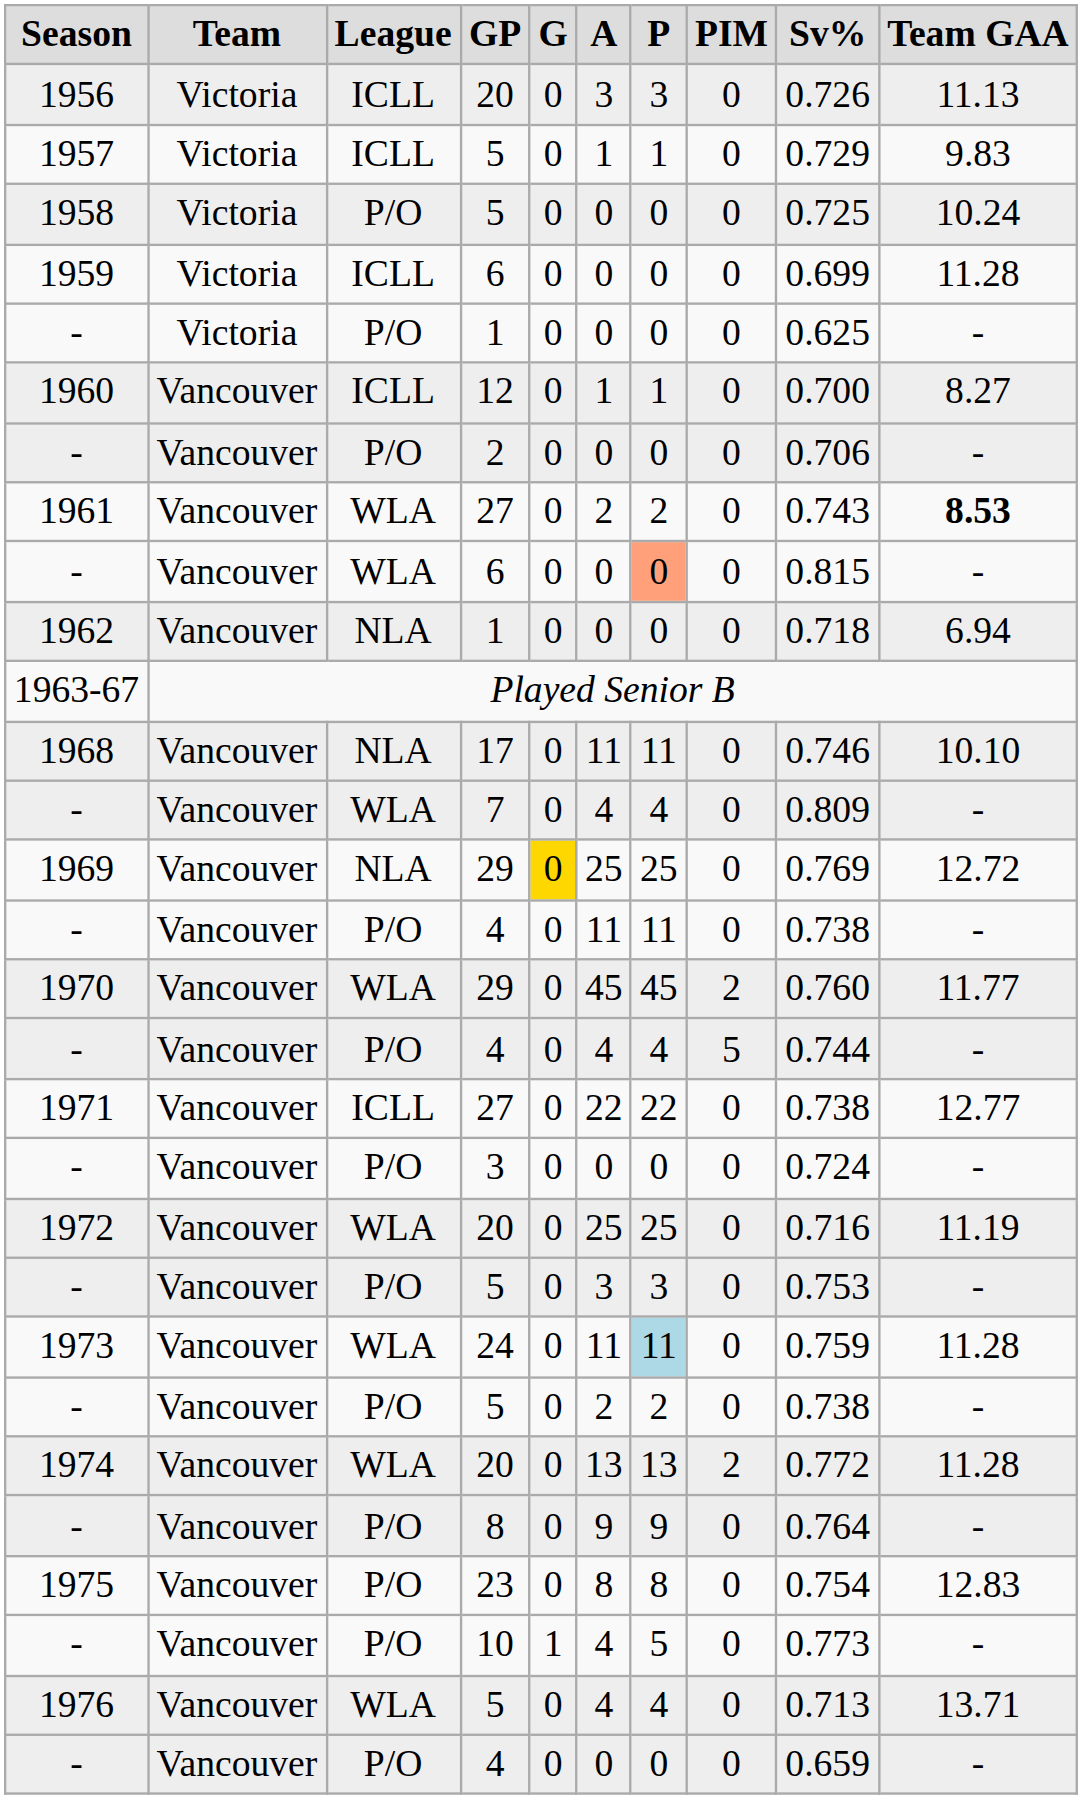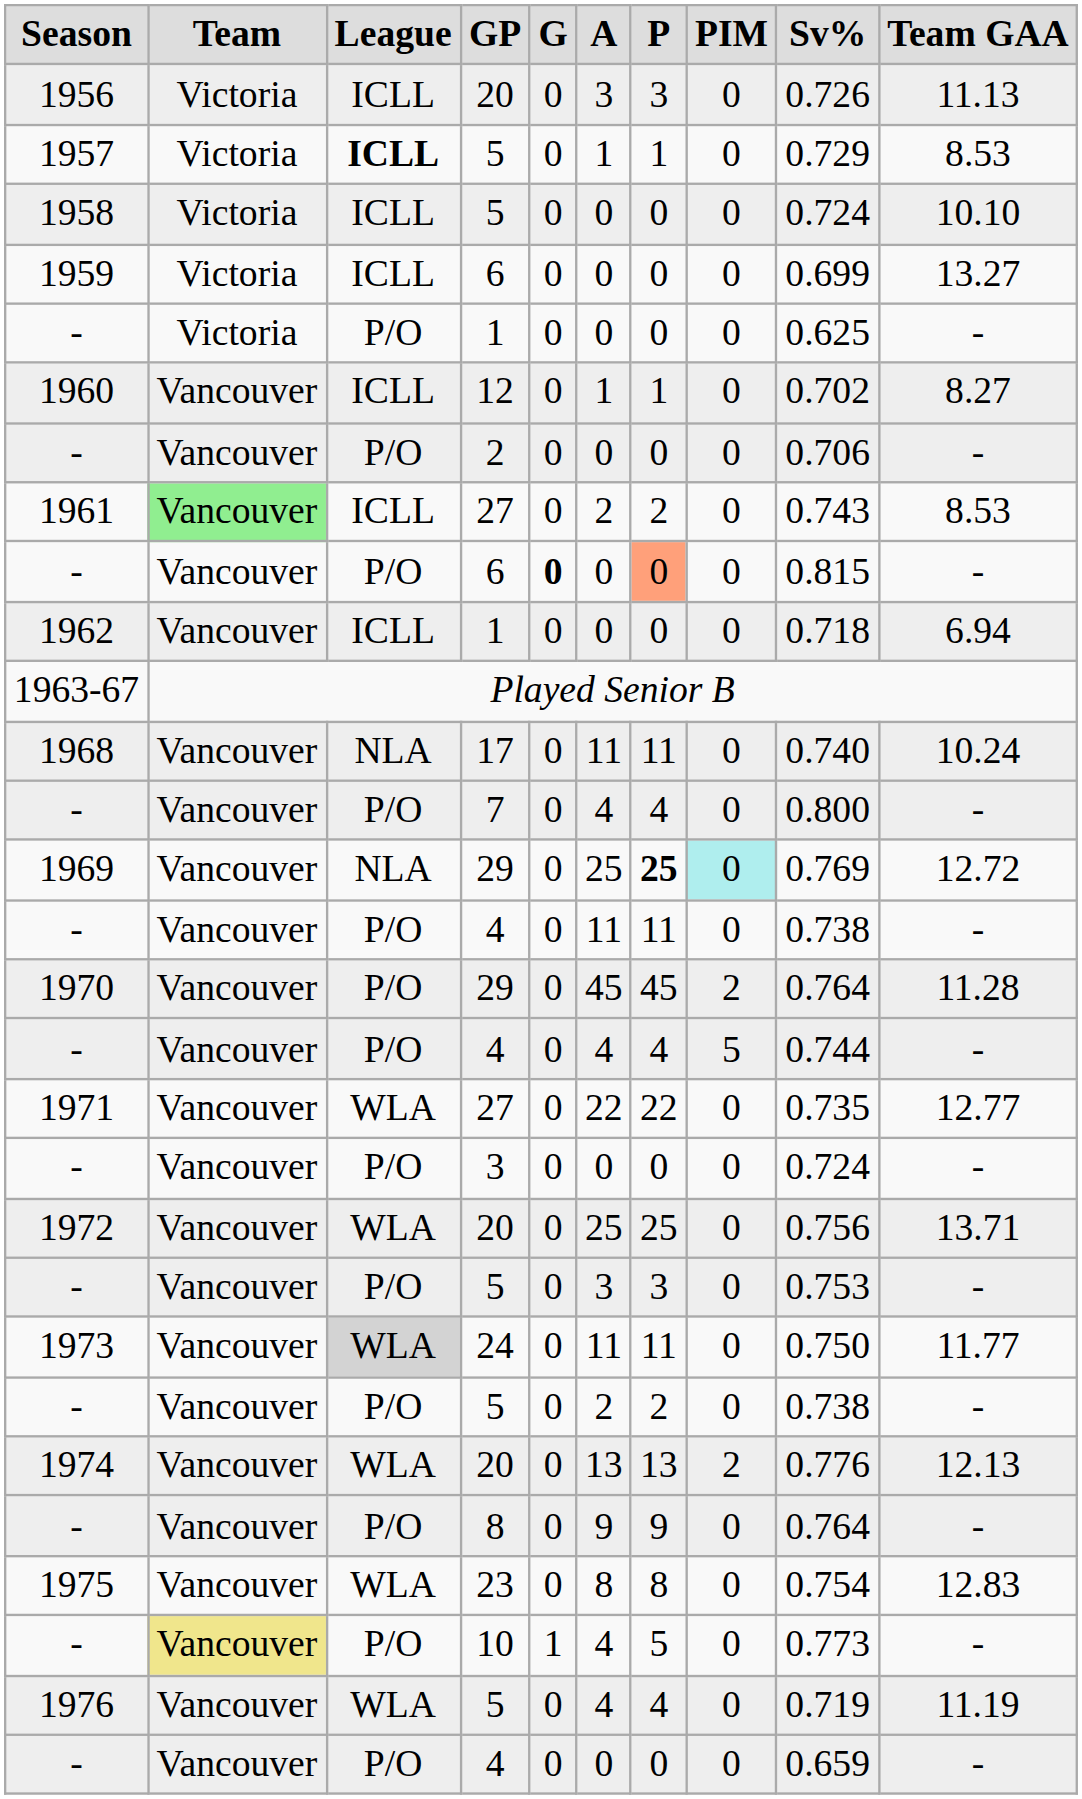(393, 153) normal -> (393, 153) bold
(978, 153) 9.83 -> (978, 153) 8.53
(393, 213) P/O -> (393, 213) ICLL
(828, 213) 0.725 -> (828, 213) 0.724
(978, 213) 10.24 -> (978, 213) 10.10
(978, 272) 11.28 -> (978, 272) 13.27
(828, 392) 0.700 -> (828, 392) 0.702
(237, 511) no background -> (237, 511) lightgreen background
(393, 511) WLA -> (393, 511) ICLL
(978, 511) bold -> (978, 511) normal
(393, 570) WLA -> (393, 570) P/O
(553, 570) normal -> (553, 570) bold
(393, 630) NLA -> (393, 630) ICLL
(828, 749) 0.746 -> (828, 749) 0.740
(978, 749) 10.10 -> (978, 749) 10.24
(393, 809) WLA -> (393, 809) P/O
(828, 809) 0.809 -> (828, 809) 0.800
(553, 869) gold background -> (553, 869) no background
(659, 869) normal -> (659, 869) bold
(731, 869) no background -> (731, 869) paleturquoise background
(393, 988) WLA -> (393, 988) P/O
(828, 988) 0.760 -> (828, 988) 0.764
(978, 988) 11.77 -> (978, 988) 11.28
(393, 1107) ICLL -> (393, 1107) WLA
(828, 1107) 0.738 -> (828, 1107) 0.735
(828, 1226) 0.716 -> (828, 1226) 0.756
(978, 1226) 11.19 -> (978, 1226) 13.71
(393, 1346) no background -> (393, 1346) lightgrey background
(659, 1346) lightblue background -> (659, 1346) no background
(828, 1346) 0.759 -> (828, 1346) 0.750
(978, 1346) 11.28 -> (978, 1346) 11.77
(828, 1465) 0.772 -> (828, 1465) 0.776
(978, 1465) 11.28 -> (978, 1465) 12.13
(393, 1584) P/O -> (393, 1584) WLA
(237, 1644) no background -> (237, 1644) khaki background
(828, 1703) 0.713 -> (828, 1703) 0.719
(978, 1703) 13.71 -> (978, 1703) 11.19
